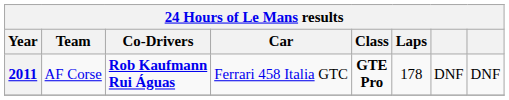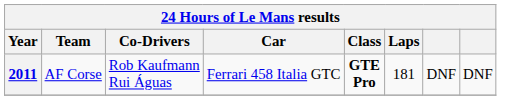(158, 74) bold -> (154, 74) normal
(411, 74) 178 -> (404, 74) 181
